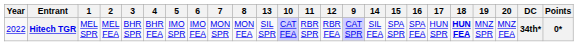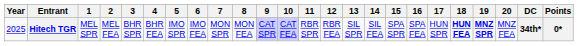columns swapped: (354, 11) <-> (267, 11)
(16, 29) 2022 -> (16, 29) 2025
(484, 29) normal -> (484, 29) bold
